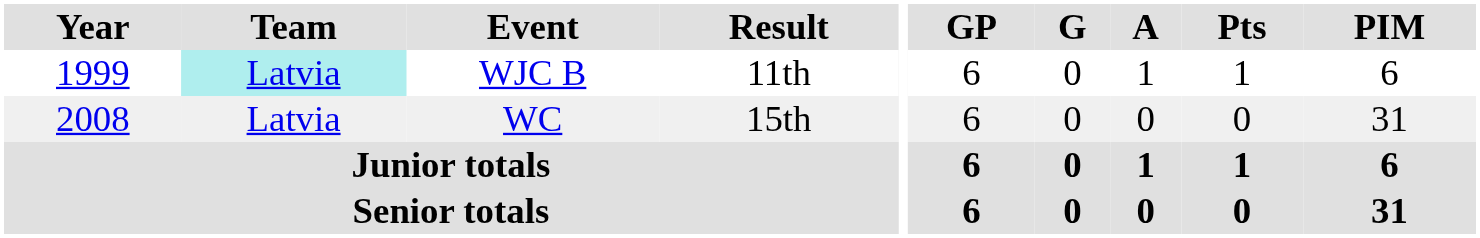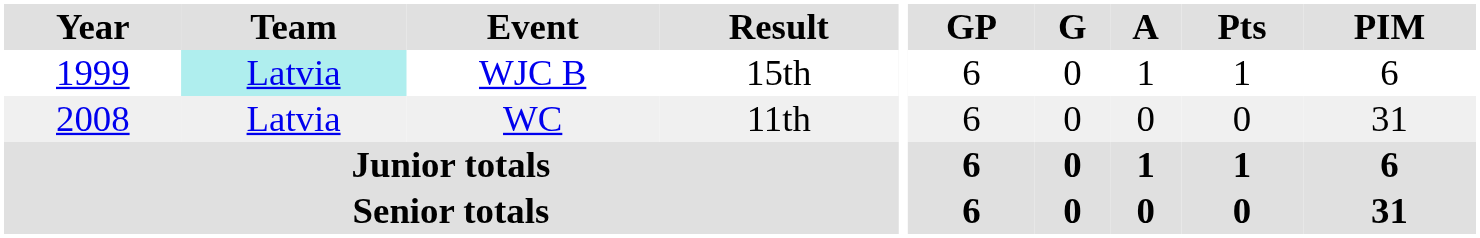(779, 72) 11th -> (779, 72) 15th
(779, 118) 15th -> (779, 118) 11th
